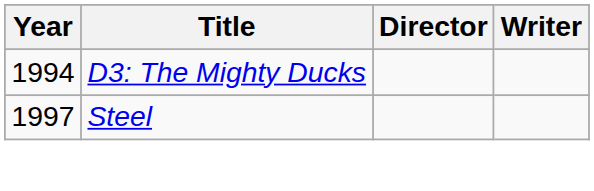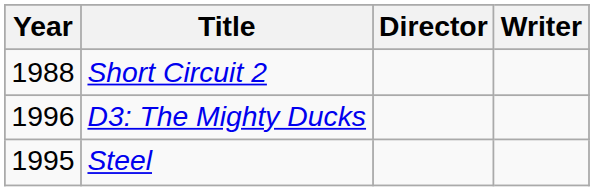+ row: (177, 71)
(43, 71) 1994 -> (43, 116) 1996
(43, 116) 1997 -> (43, 161) 1995
